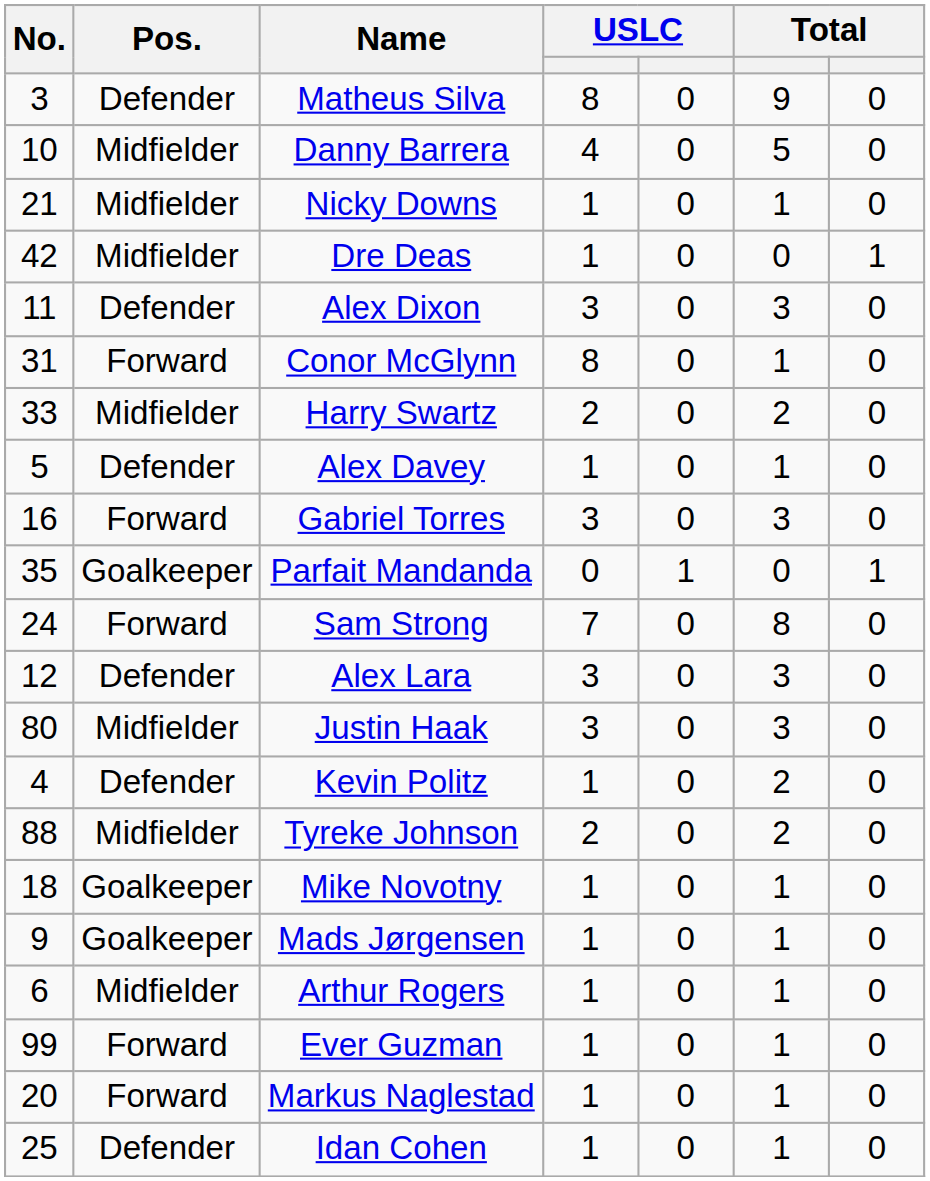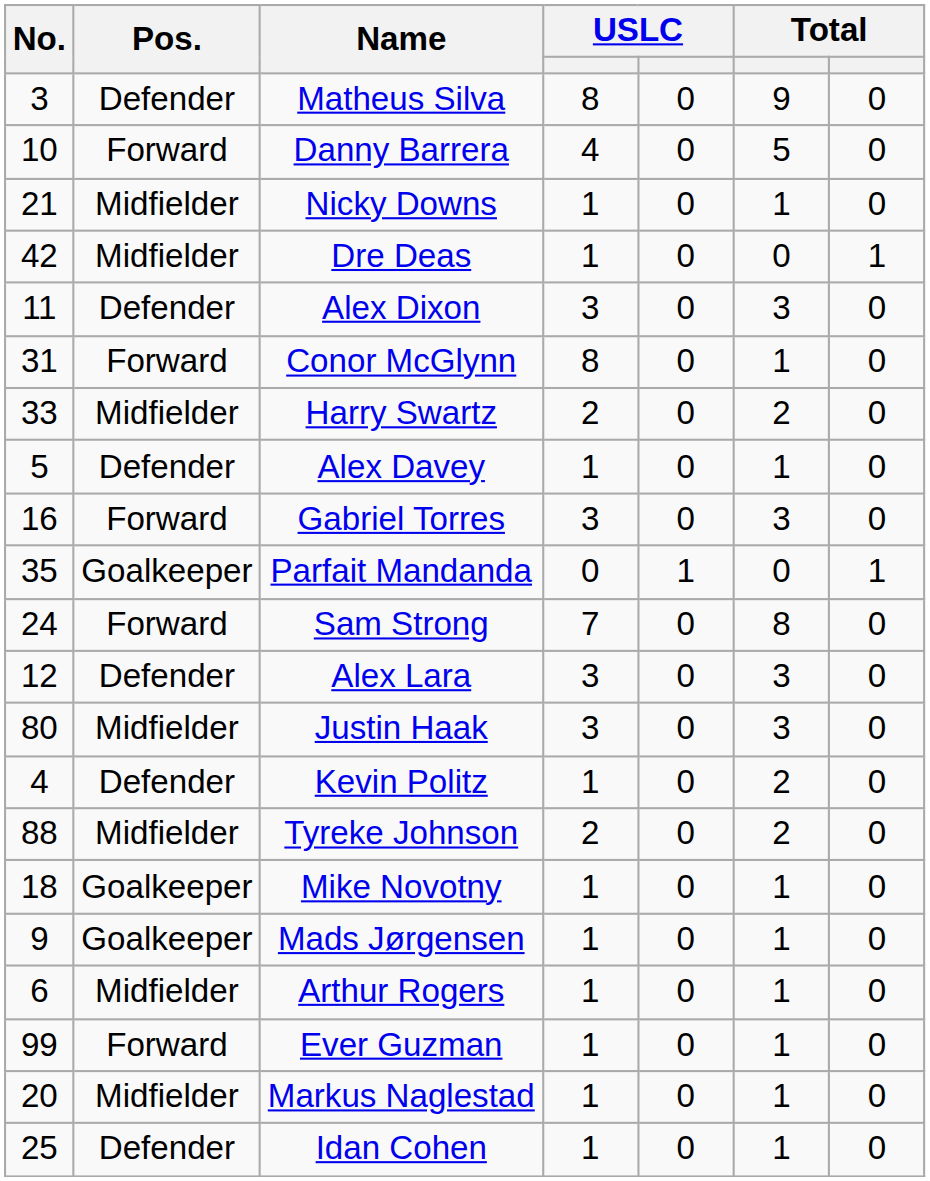(167, 151) Midfielder -> (167, 151) Forward
(167, 1096) Forward -> (167, 1096) Midfielder
